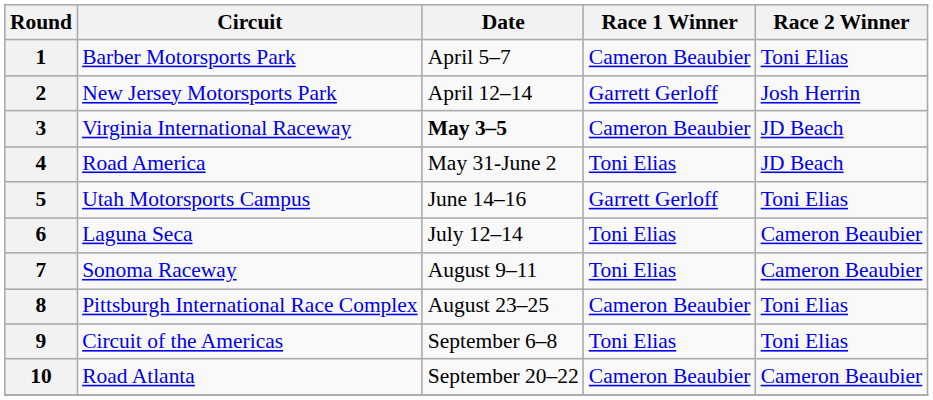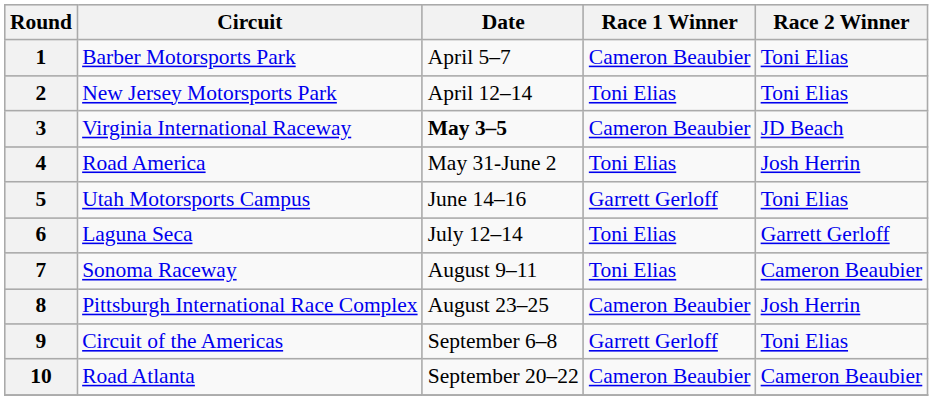(653, 92) Garrett Gerloff -> (633, 92) Toni Elias
(810, 92) Josh Herrin -> (804, 92) Toni Elias
(802, 163) JD Beach -> (810, 163) Josh Herrin
(841, 234) Cameron Beaubier -> (825, 234) Garrett Gerloff
(804, 305) Toni Elias -> (810, 305) Josh Herrin
(633, 340) Toni Elias -> (653, 340) Garrett Gerloff
